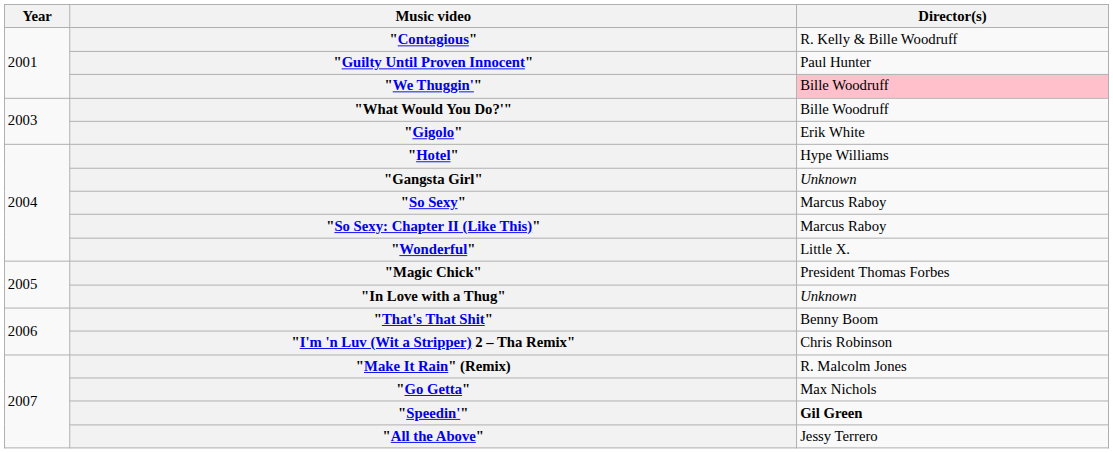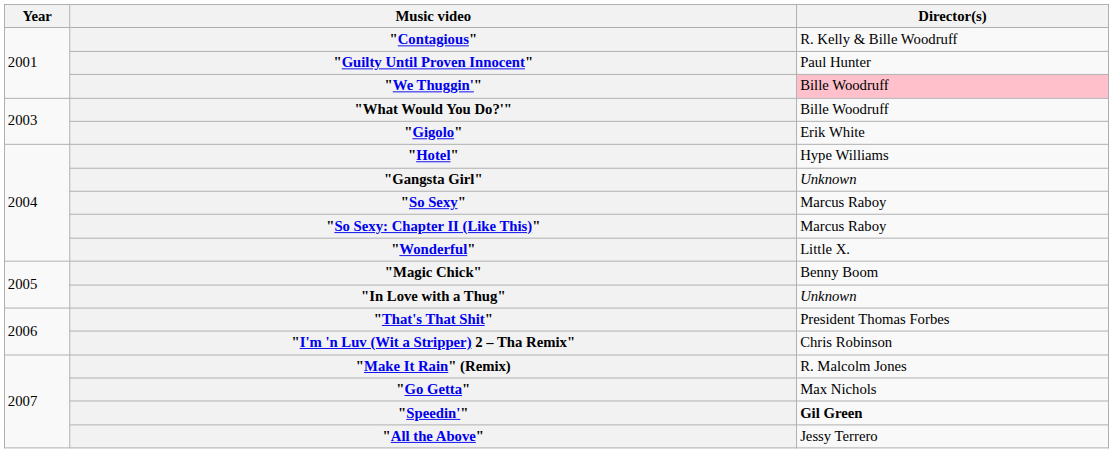(875, 272) President Thomas Forbes -> (839, 272) Benny Boom
(839, 319) Benny Boom -> (875, 319) President Thomas Forbes
